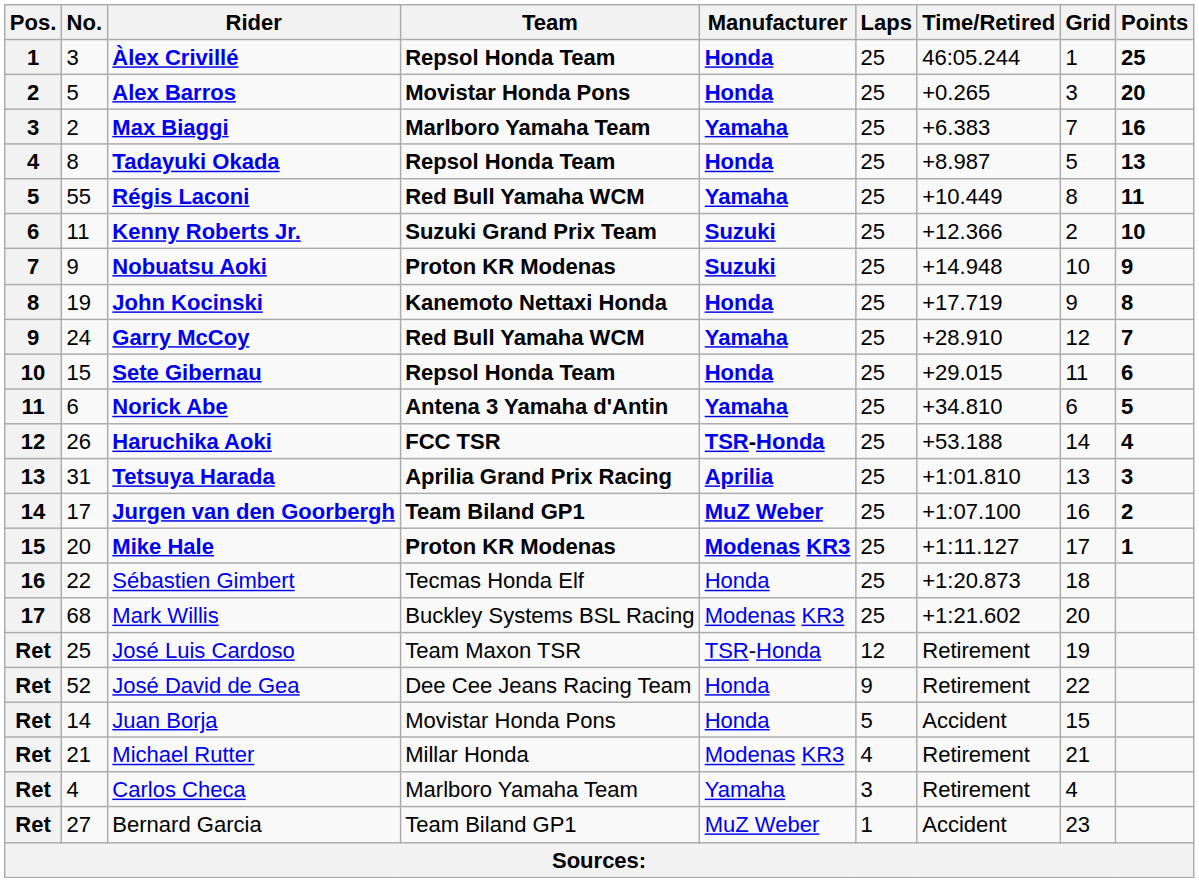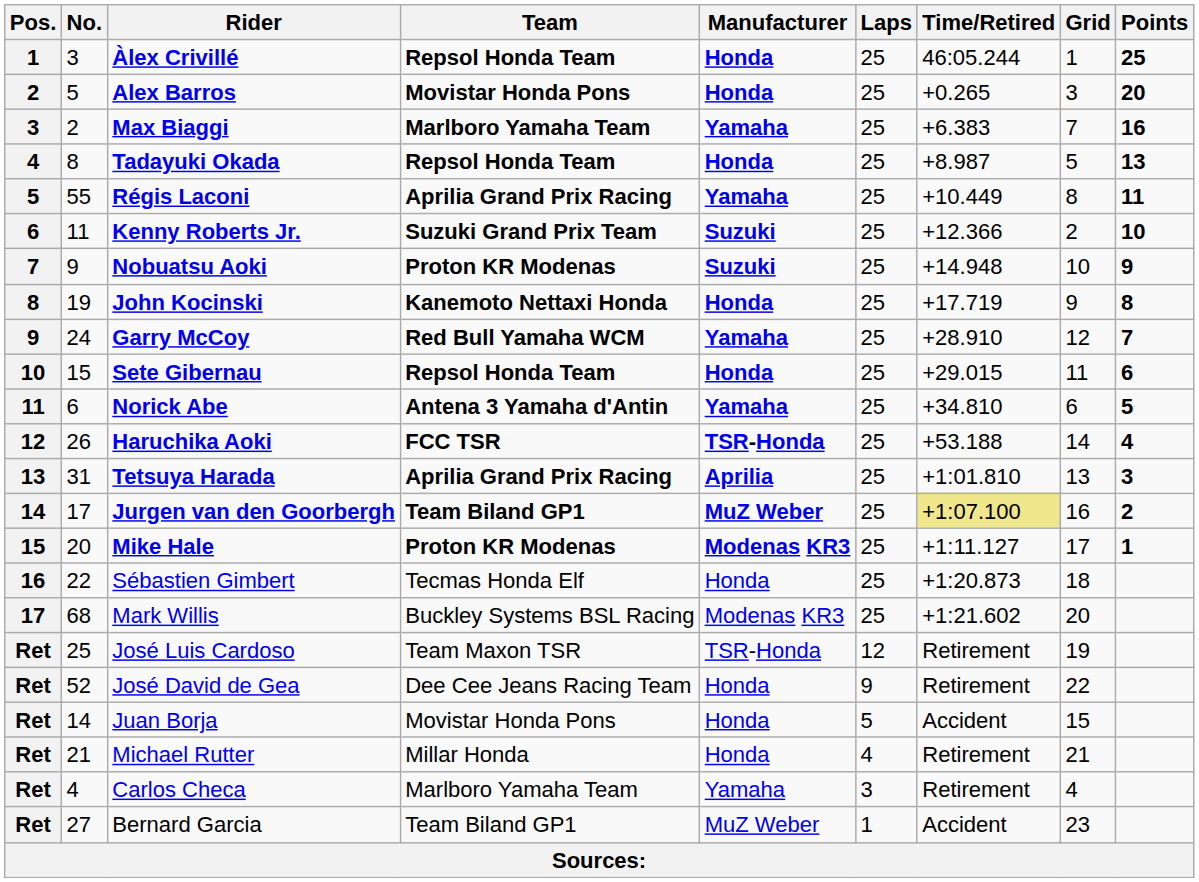(525, 197) Red Bull Yamaha WCM -> (539, 197) Aprilia Grand Prix Racing
(972, 511) no background -> (972, 511) khaki background
(775, 755) Modenas KR3 -> (737, 755) Honda
